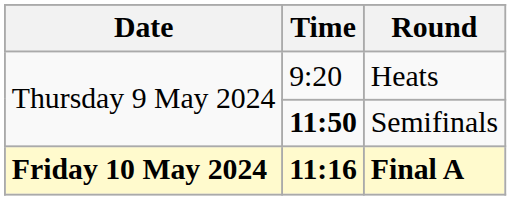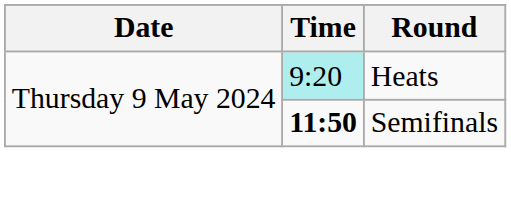(316, 75) no background -> (316, 75) paleturquoise background
- row: (417, 169)
